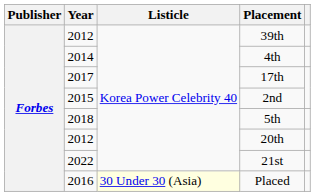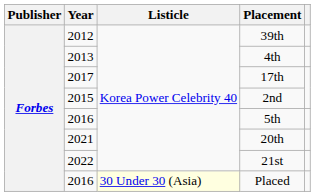(81, 56) 2014 -> (81, 56) 2013
(81, 118) 2018 -> (81, 118) 2016
(81, 139) 2012 -> (81, 139) 2021
